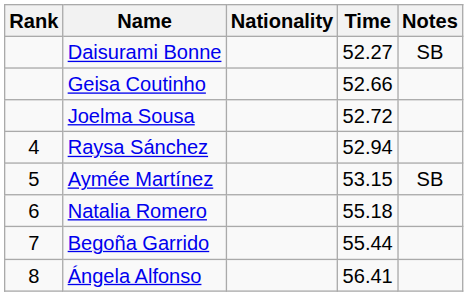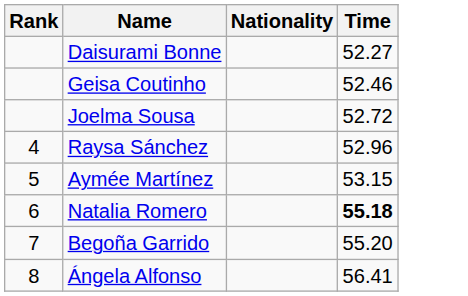- column: (430, 21)
(368, 84) 52.66 -> (368, 84) 52.46
(368, 148) 52.94 -> (368, 148) 52.96
(368, 211) normal -> (368, 211) bold
(368, 243) 55.44 -> (368, 243) 55.20
